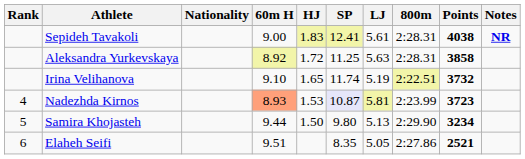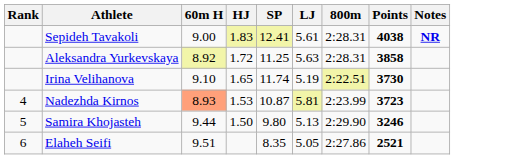- column: (217, 15)
(461, 79) 3732 -> (390, 79) 3730
(345, 100) lavender background -> (274, 100) no background
(461, 121) 3234 -> (390, 121) 3246
